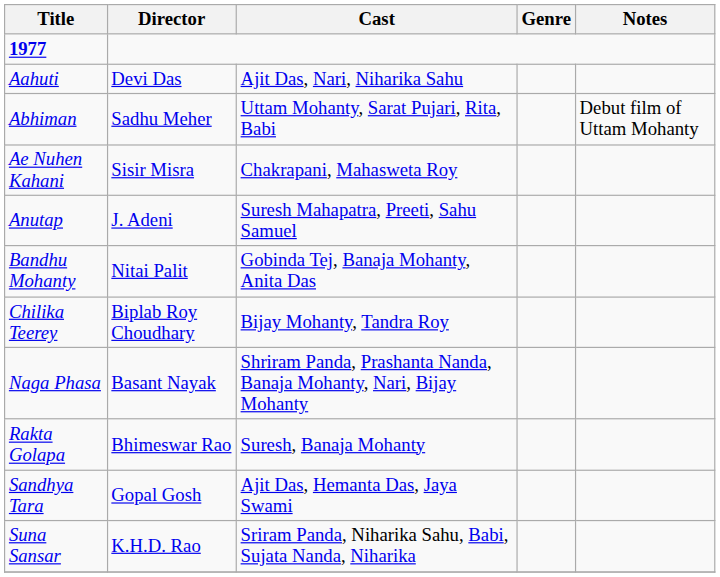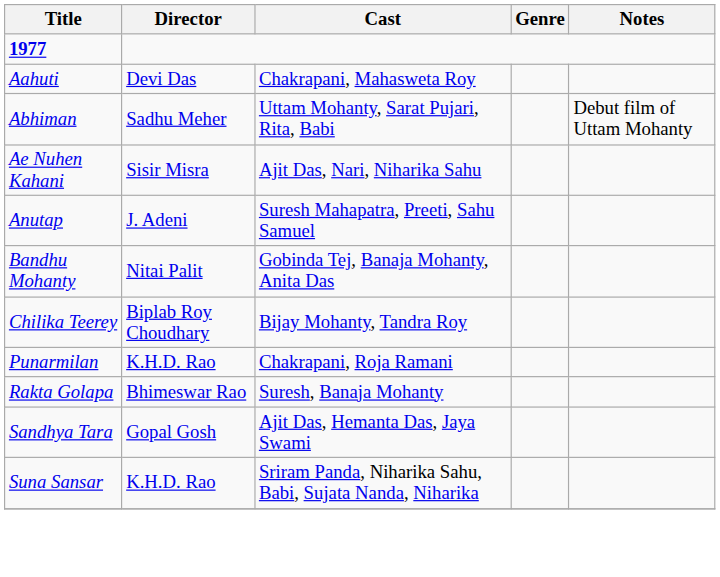(352, 78) Ajit Das, Nari, Niharika Sahu -> (367, 78) Chakrapani, Mahasweta Roy
(349, 169) Chakrapani, Mahasweta Roy -> (370, 169) Ajit Das, Nari, Niharika Sahu
- row: (55, 383)
+ row: (54, 362)
